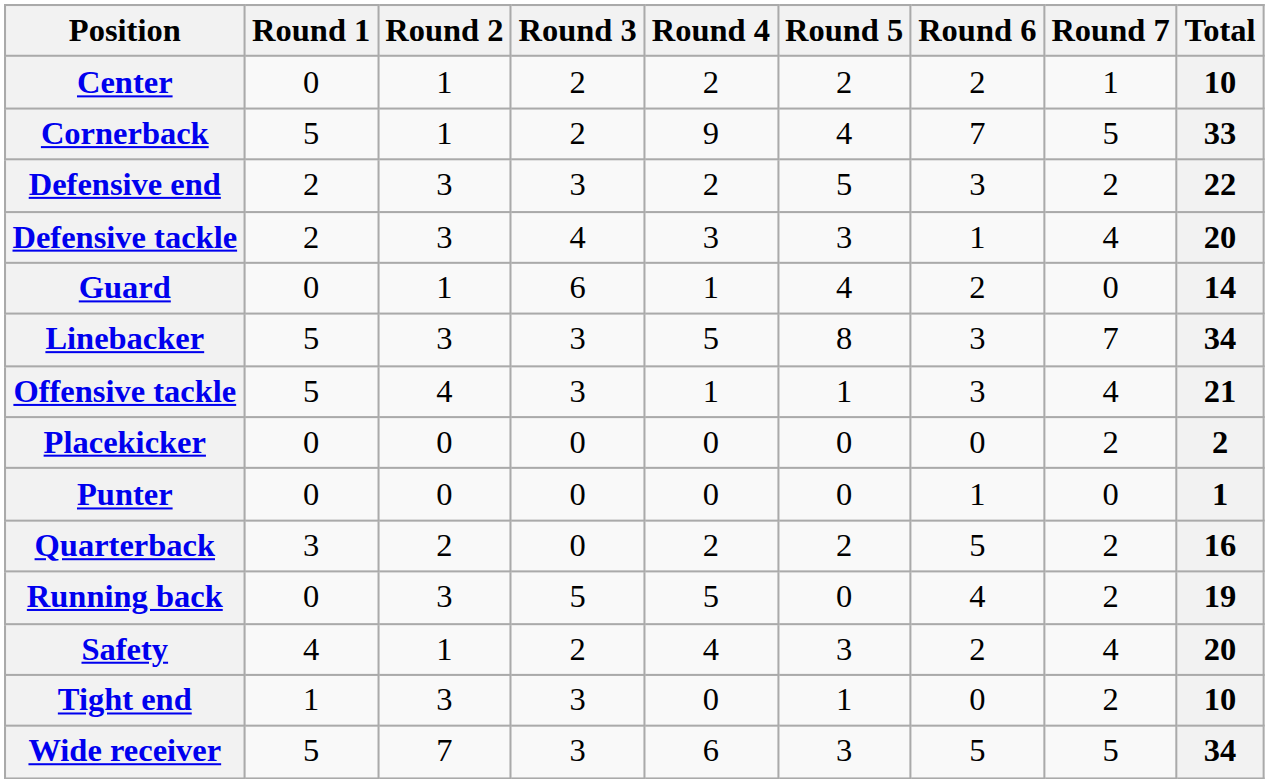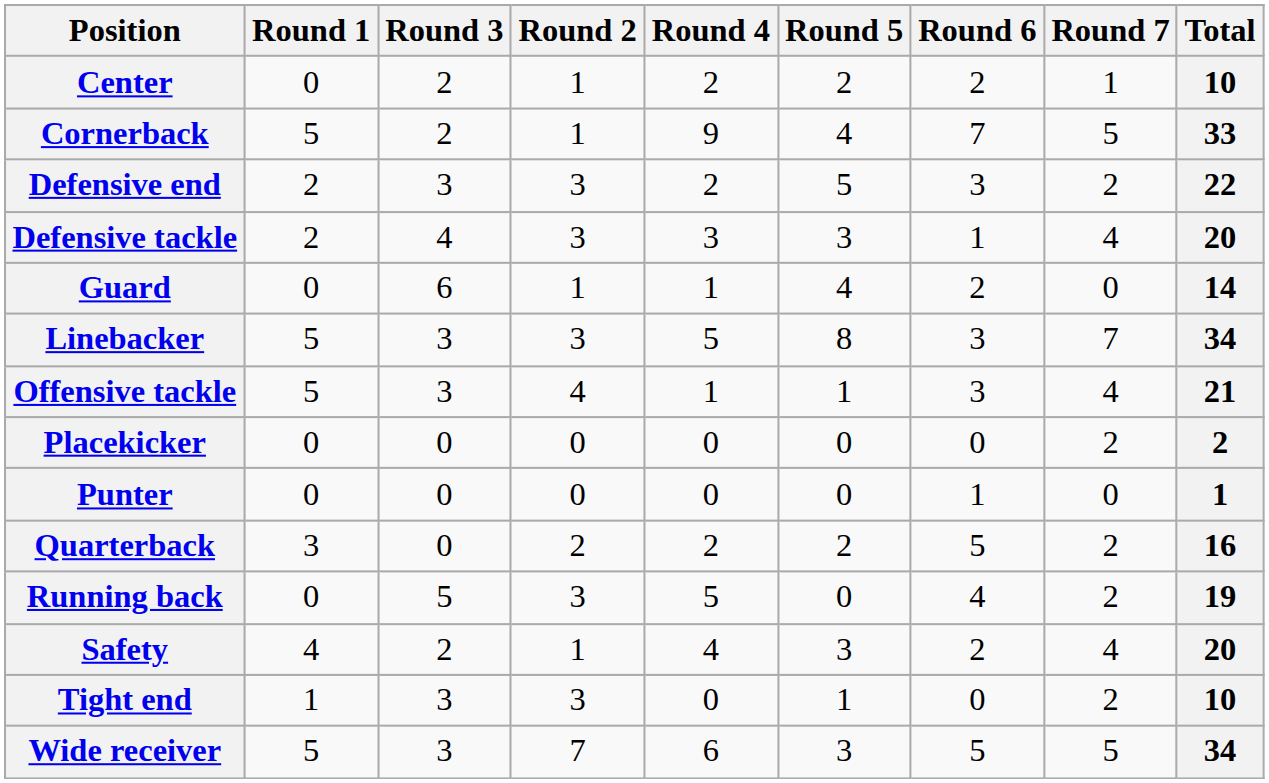columns swapped: (444, 30) <-> (578, 30)
